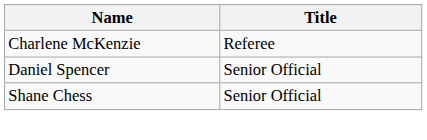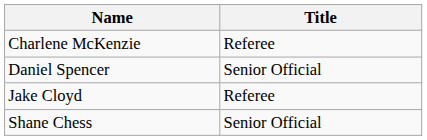+ row: (45, 95)
